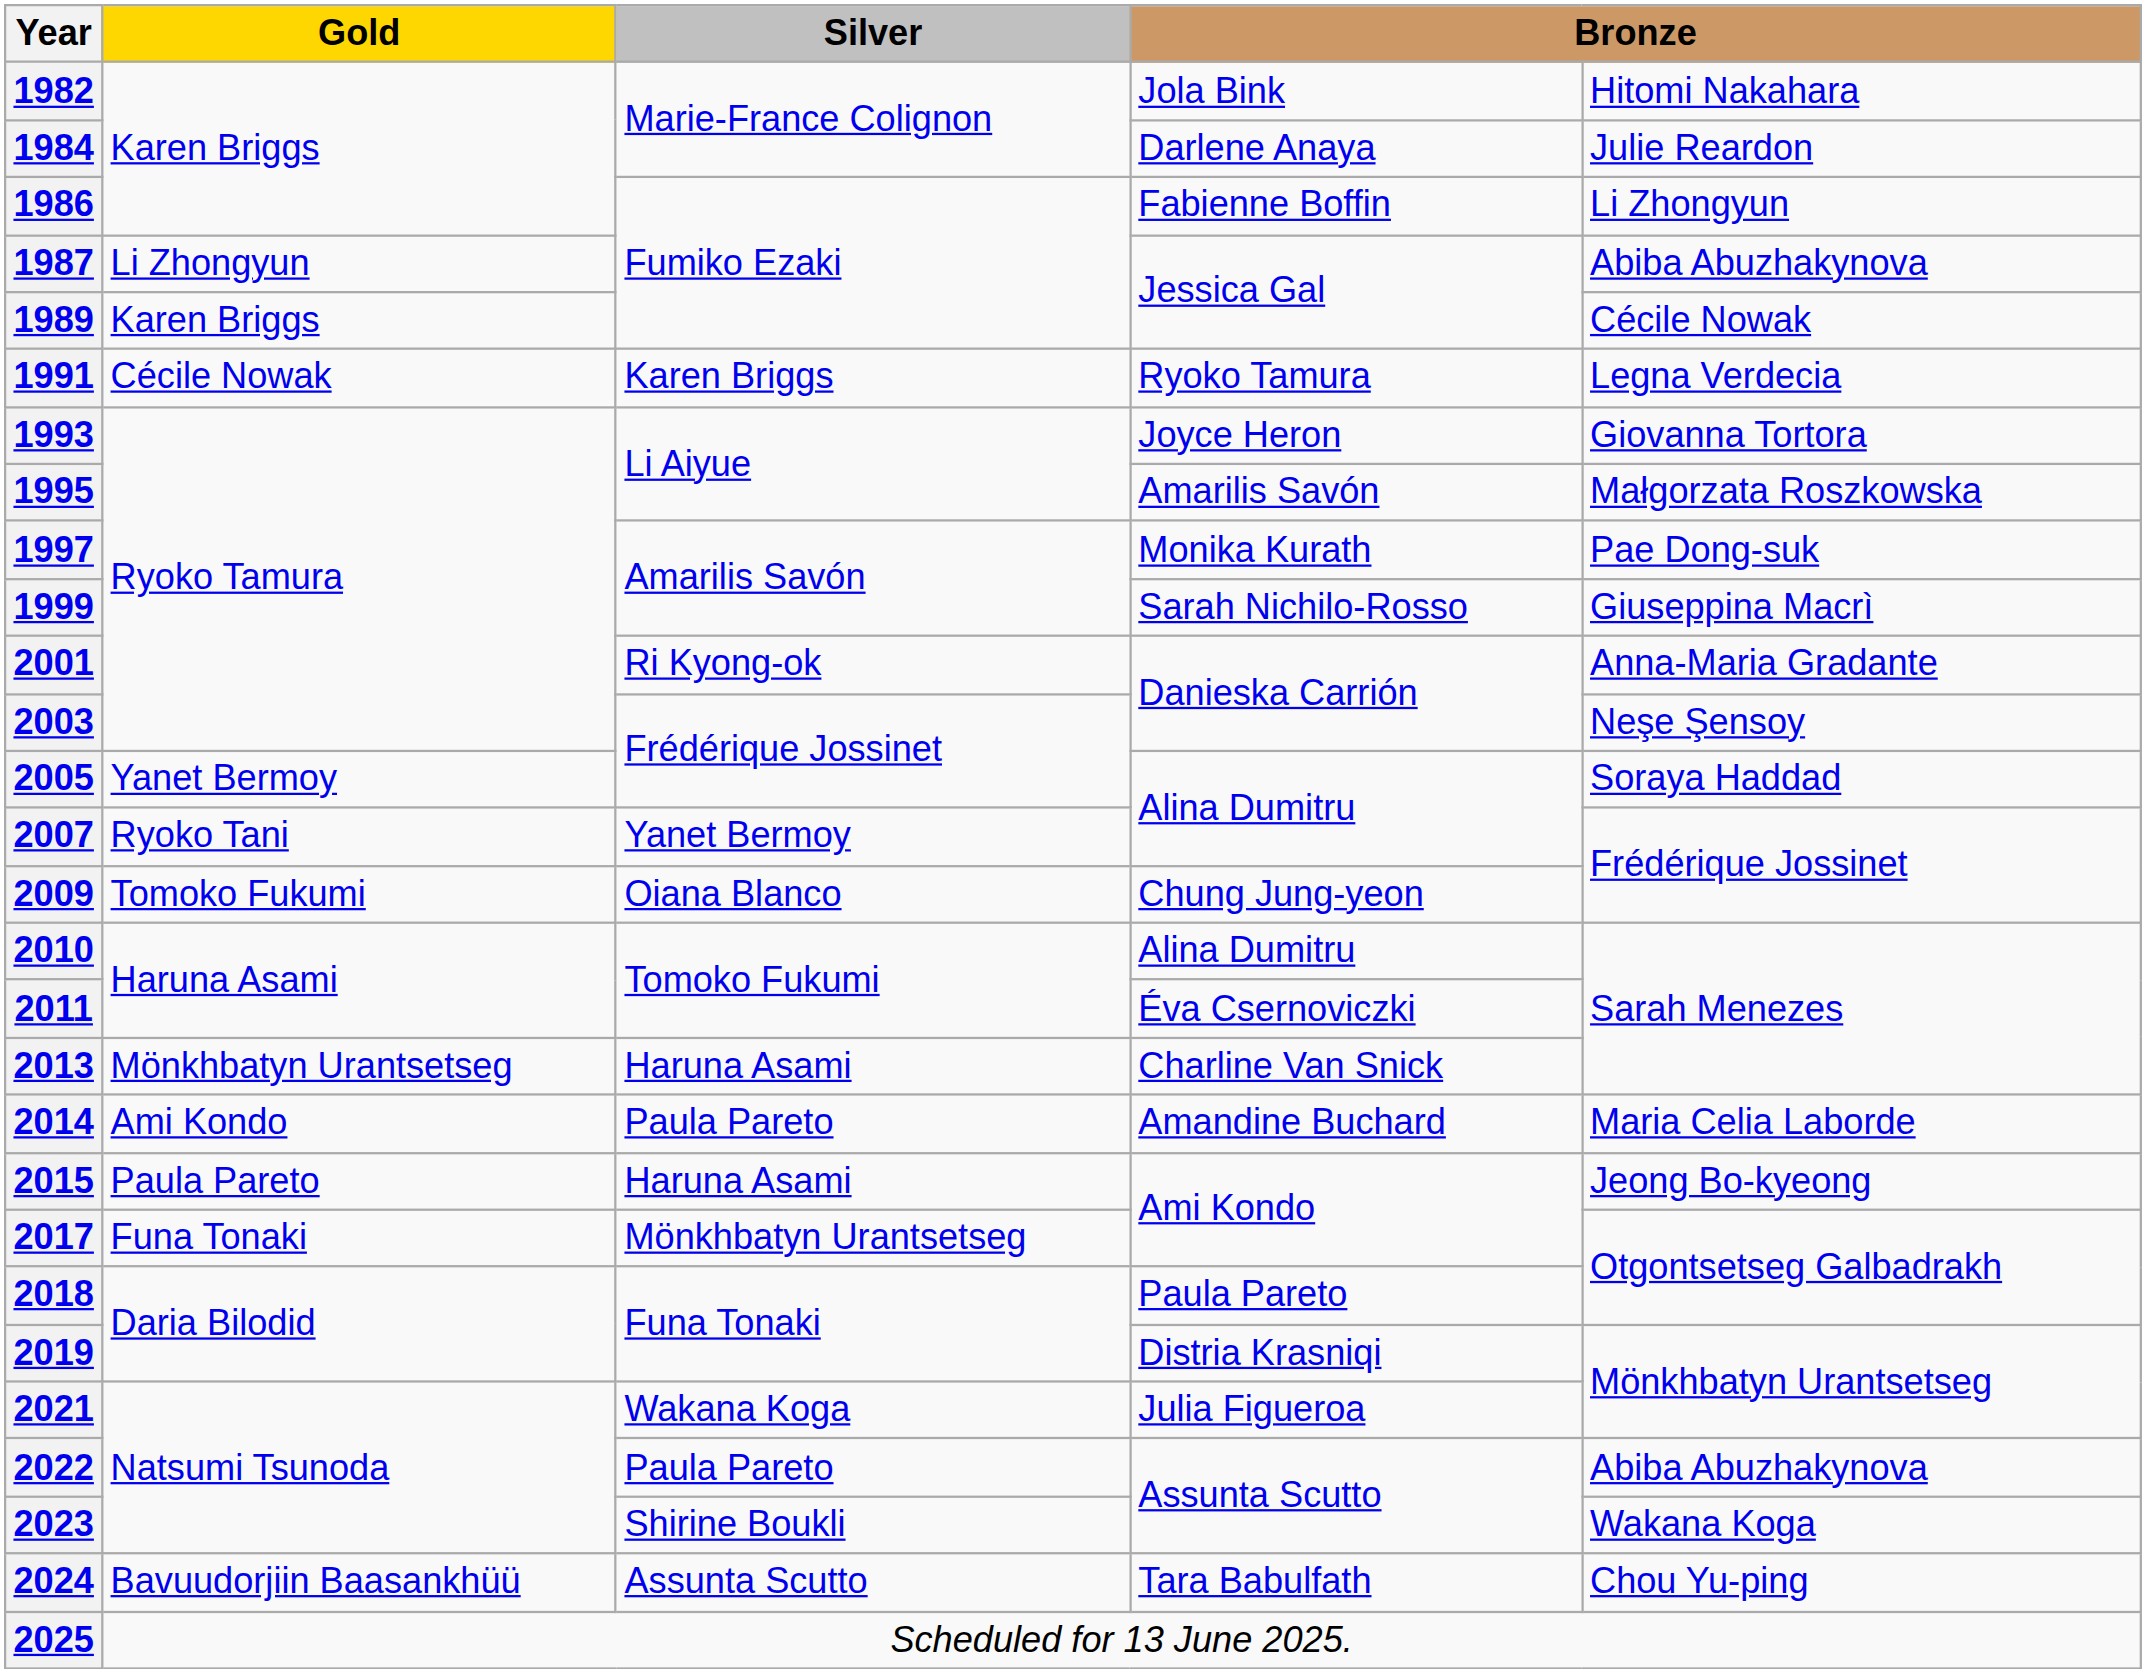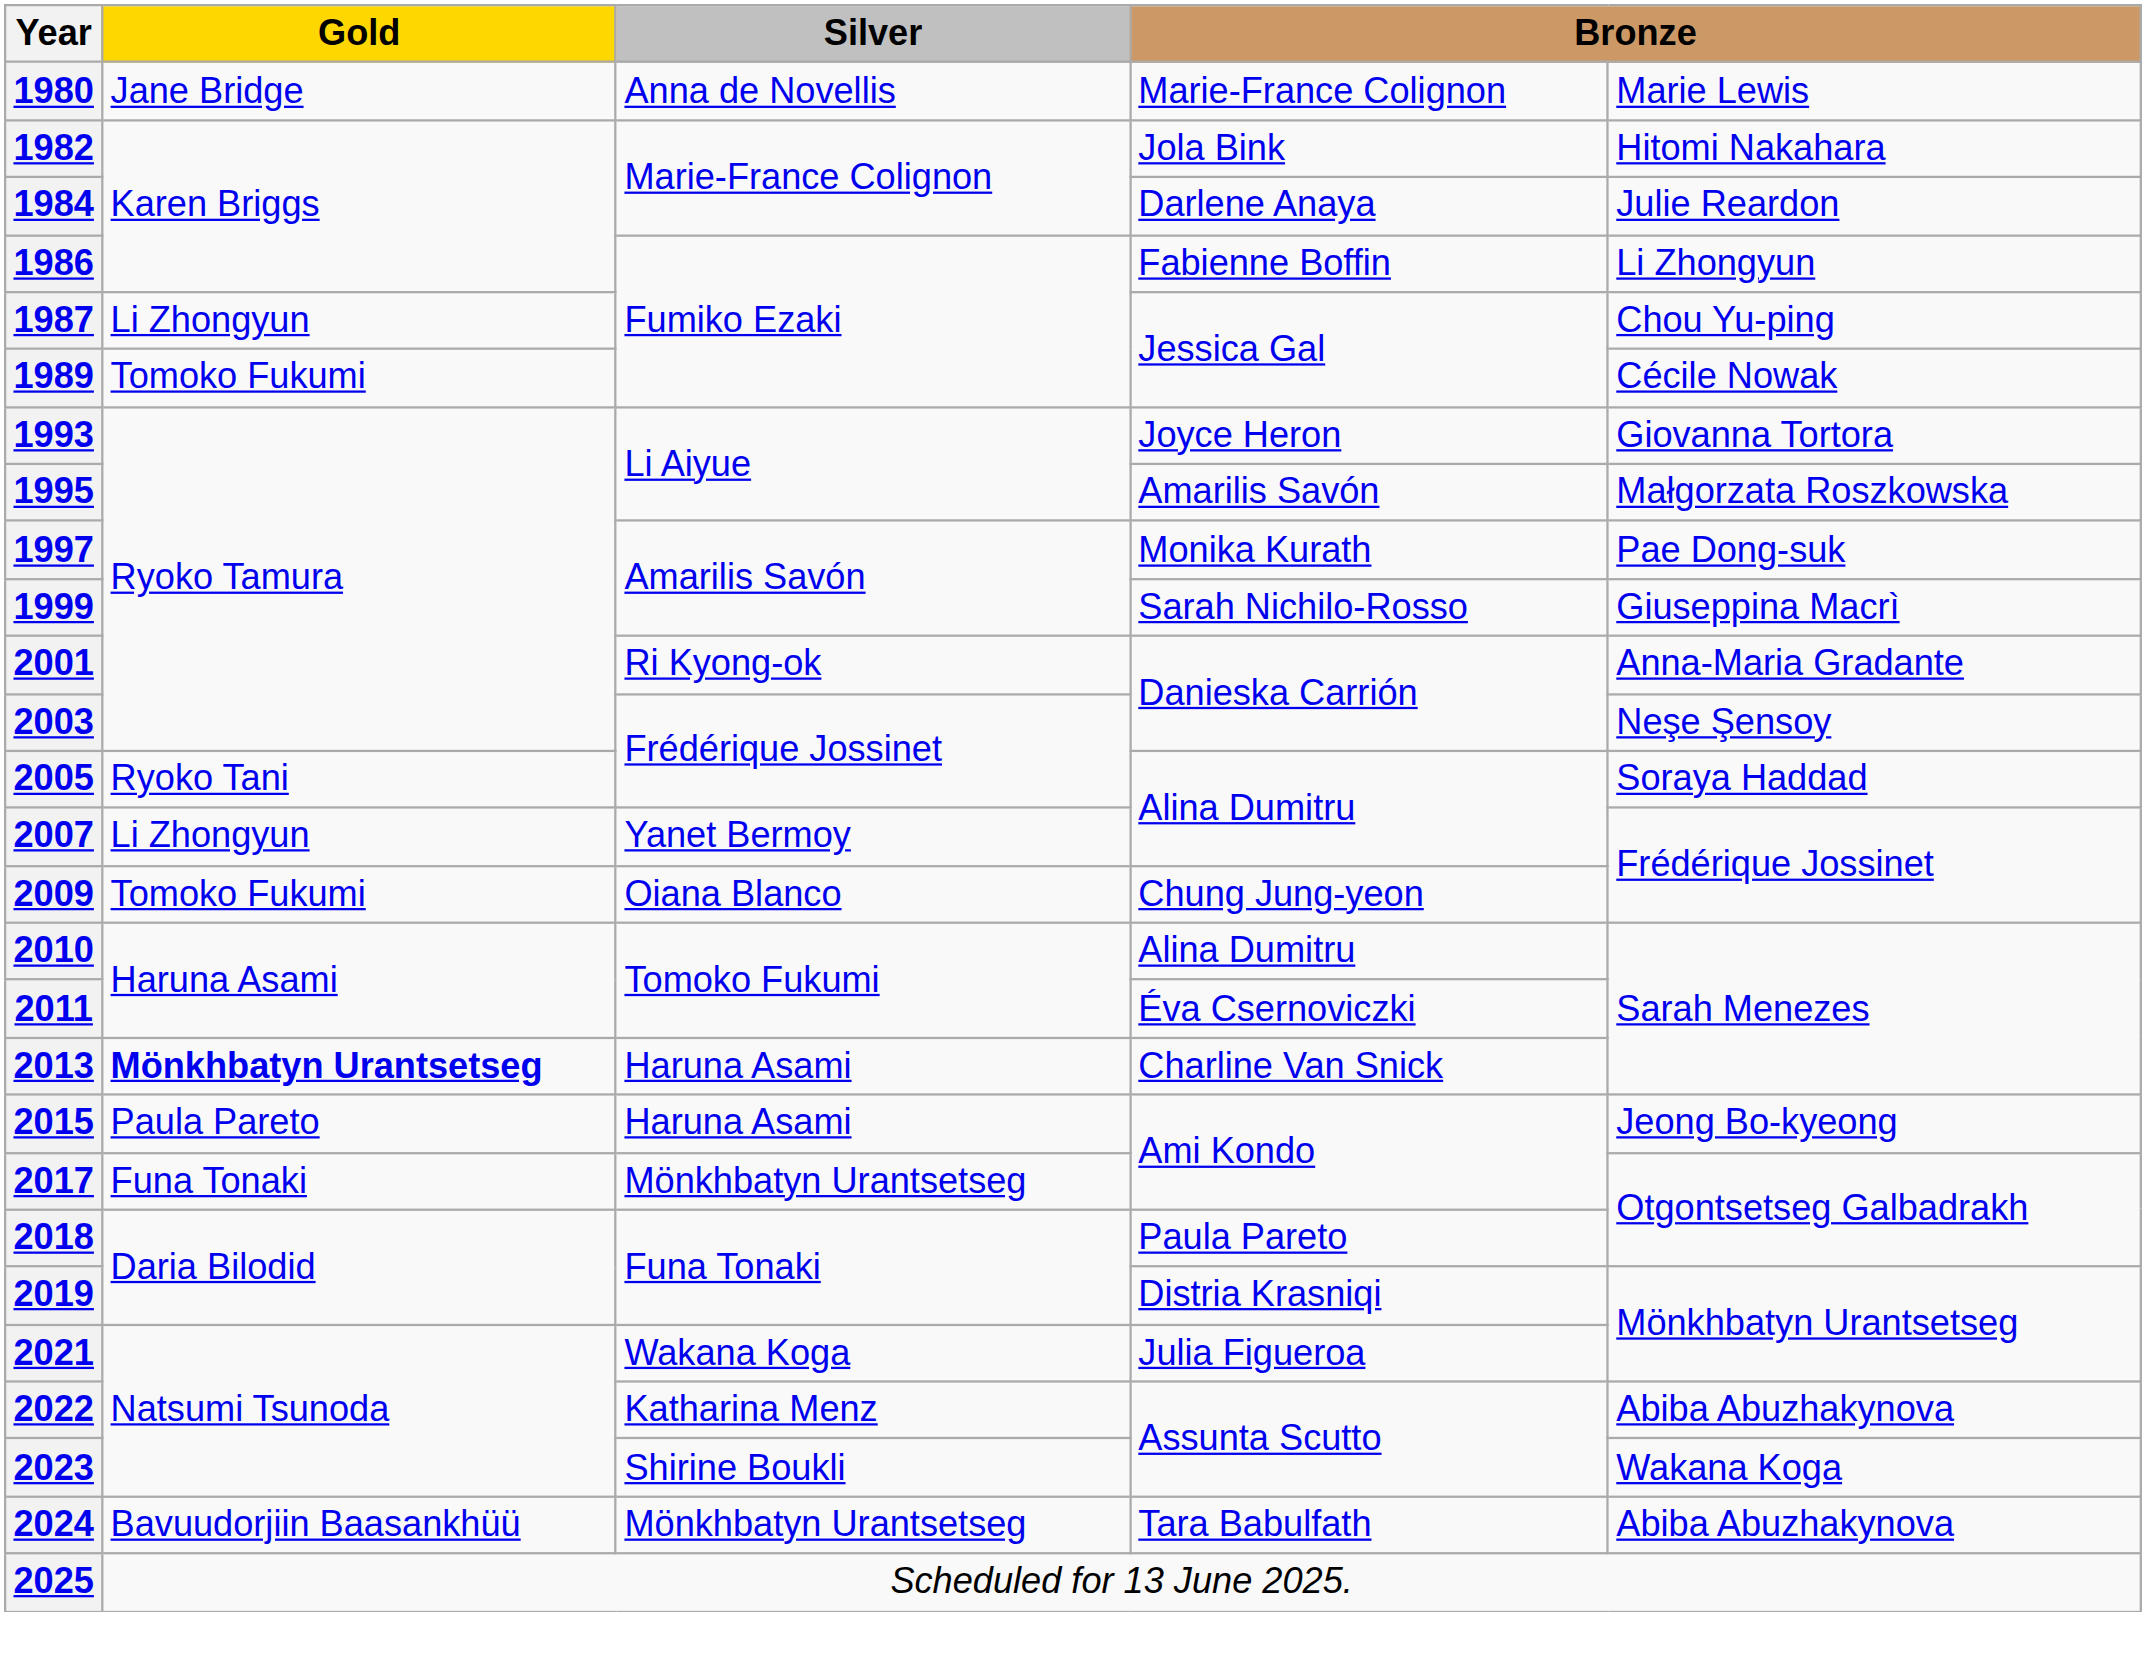+ row: (54, 90)
(1759, 262) Abiba Abuzhakynova -> (1726, 319) Chou Yu-ping
(215, 319) Karen Briggs -> (238, 377) Tomoko Fukumi
- row: (54, 377)
(224, 778) Yanet Bermoy -> (200, 778) Ryoko Tani
(200, 836) Ryoko Tani -> (210, 836) Li Zhongyun
(312, 1065) normal -> (327, 1065) bold
- row: (54, 1122)
(729, 1466) Paula Pareto -> (751, 1409) Katharina Menz
(746, 1581) Assunta Scutto -> (825, 1524) Mönkhbatyn Urantsetseg
(1699, 1581) Chou Yu-ping -> (1785, 1524) Abiba Abuzhakynova
